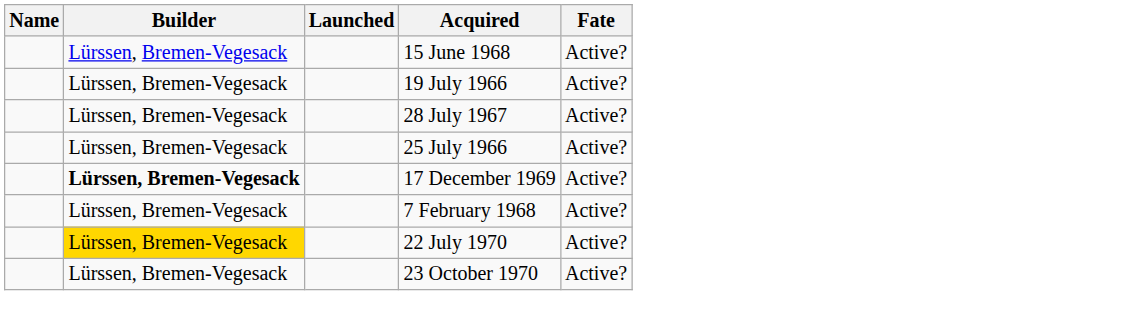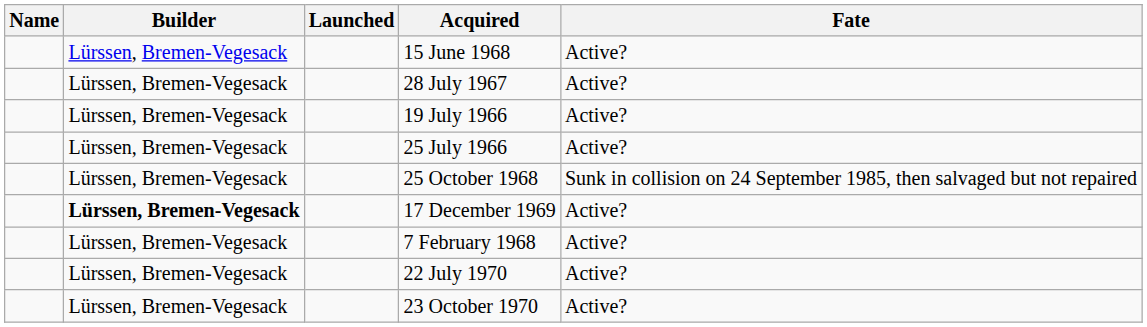rows swapped: (455, 115) <-> (455, 83)
+ row: (471, 178)
(178, 242) gold background -> (178, 274) no background
